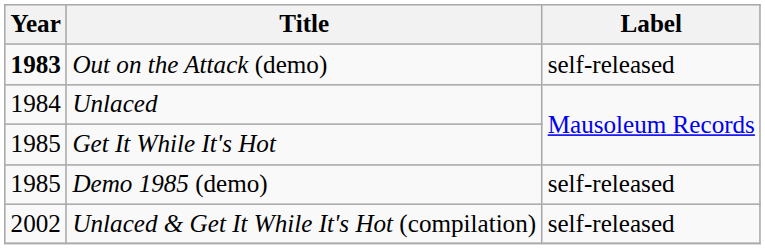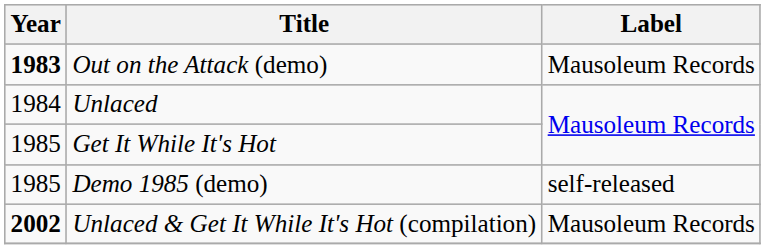(611, 64) self-released -> (651, 64) Mausoleum Records
(36, 223) normal -> (36, 223) bold
(611, 223) self-released -> (651, 223) Mausoleum Records
